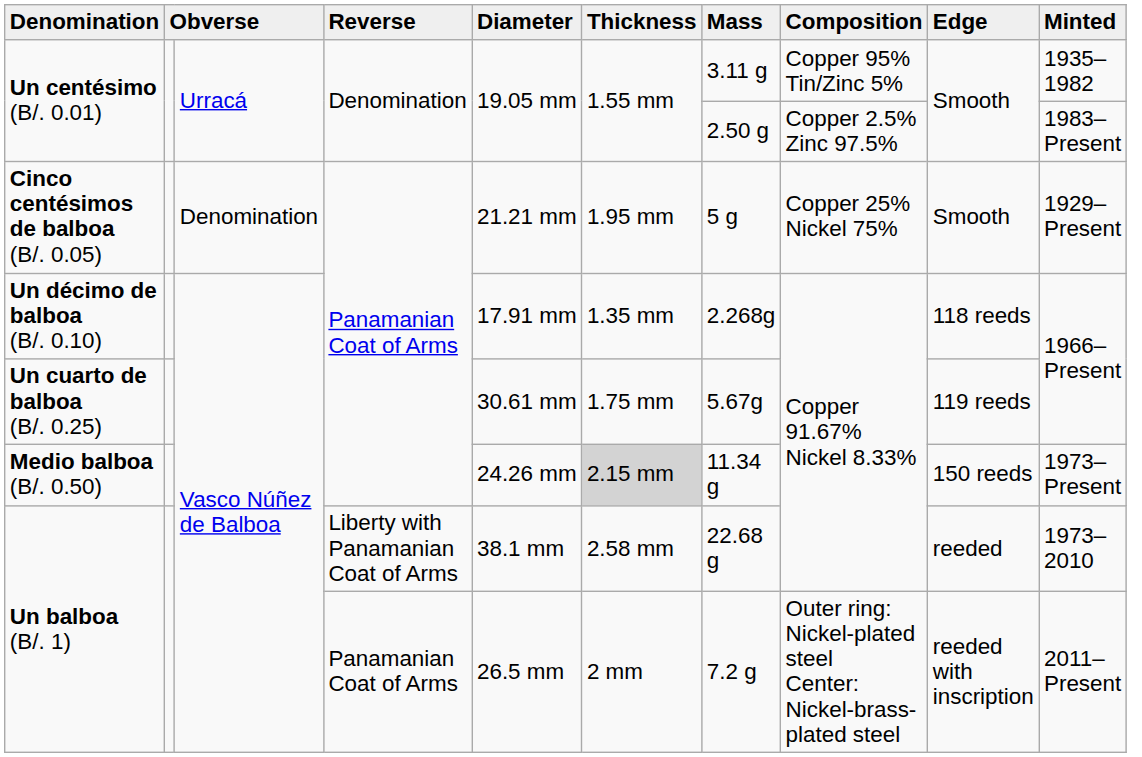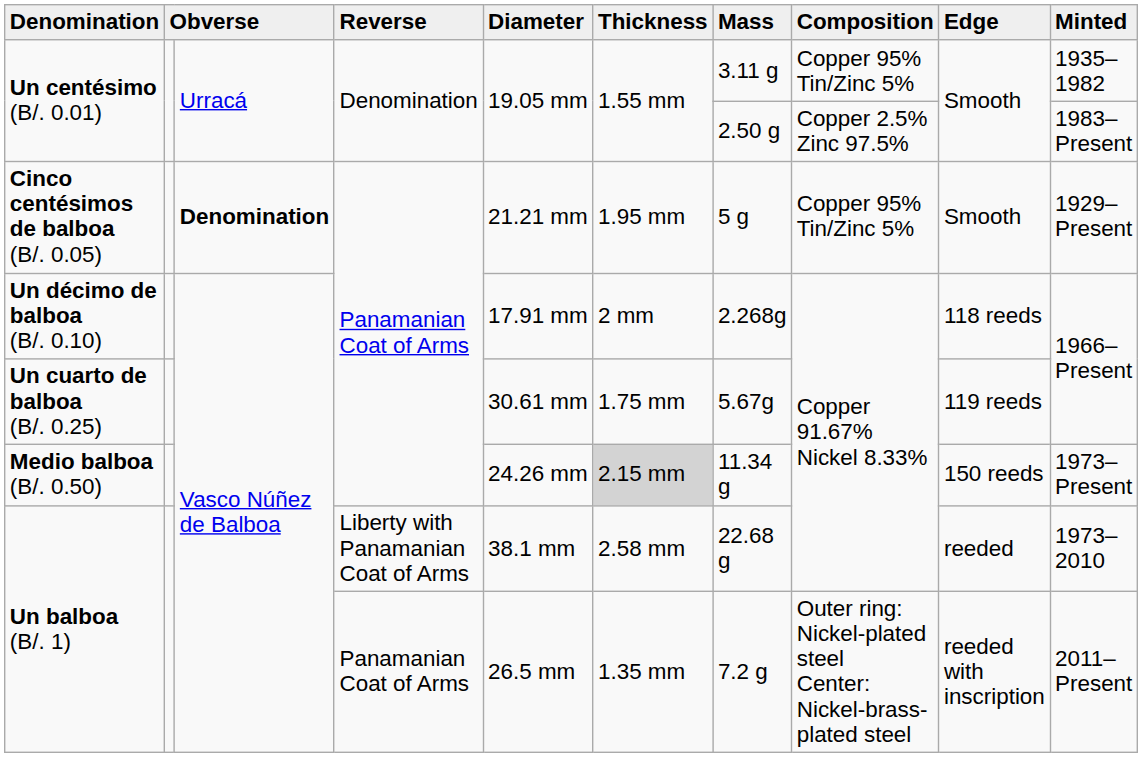(249, 217) normal -> (255, 217) bold
(848, 217) Copper 25% Nickel 75% -> (859, 217) Copper 95% Tin/Zinc 5%
(630, 315) 1.35 mm -> (626, 315) 2 mm
(615, 671) 2 mm -> (642, 671) 1.35 mm
